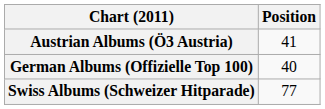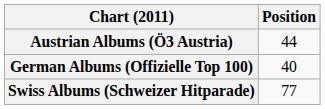(289, 41) 41 -> (289, 41) 44
